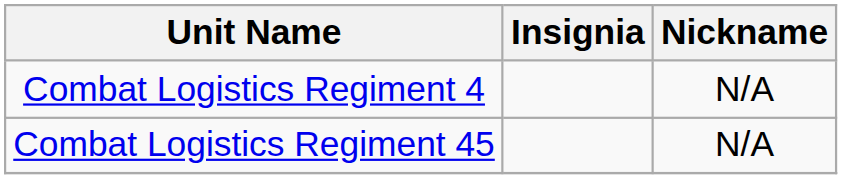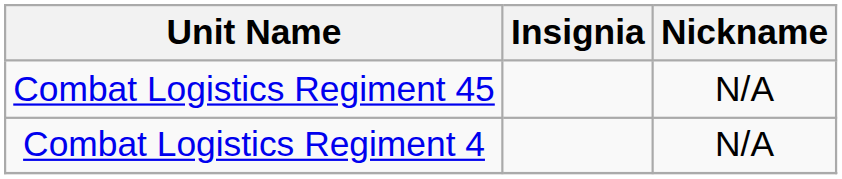rows swapped: (254, 88) <-> (254, 144)
